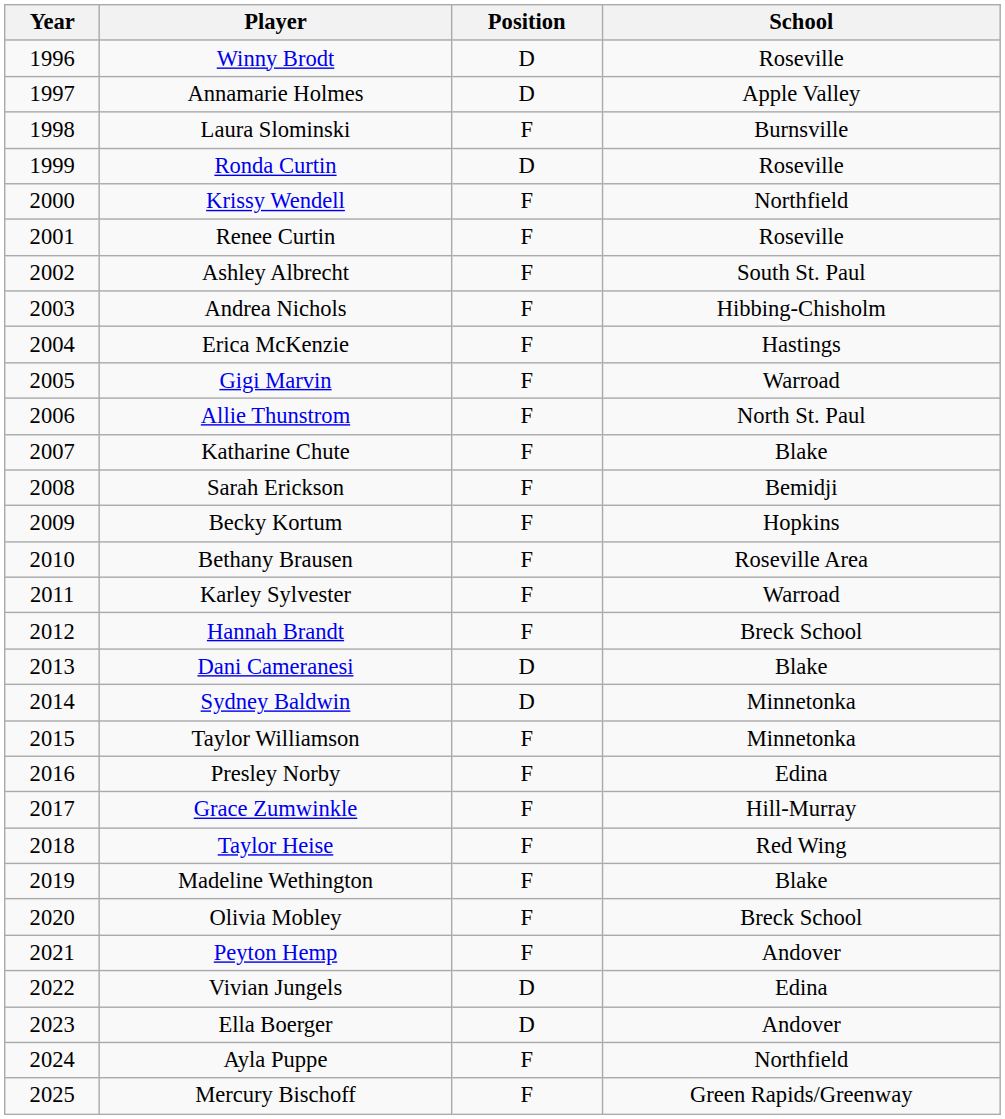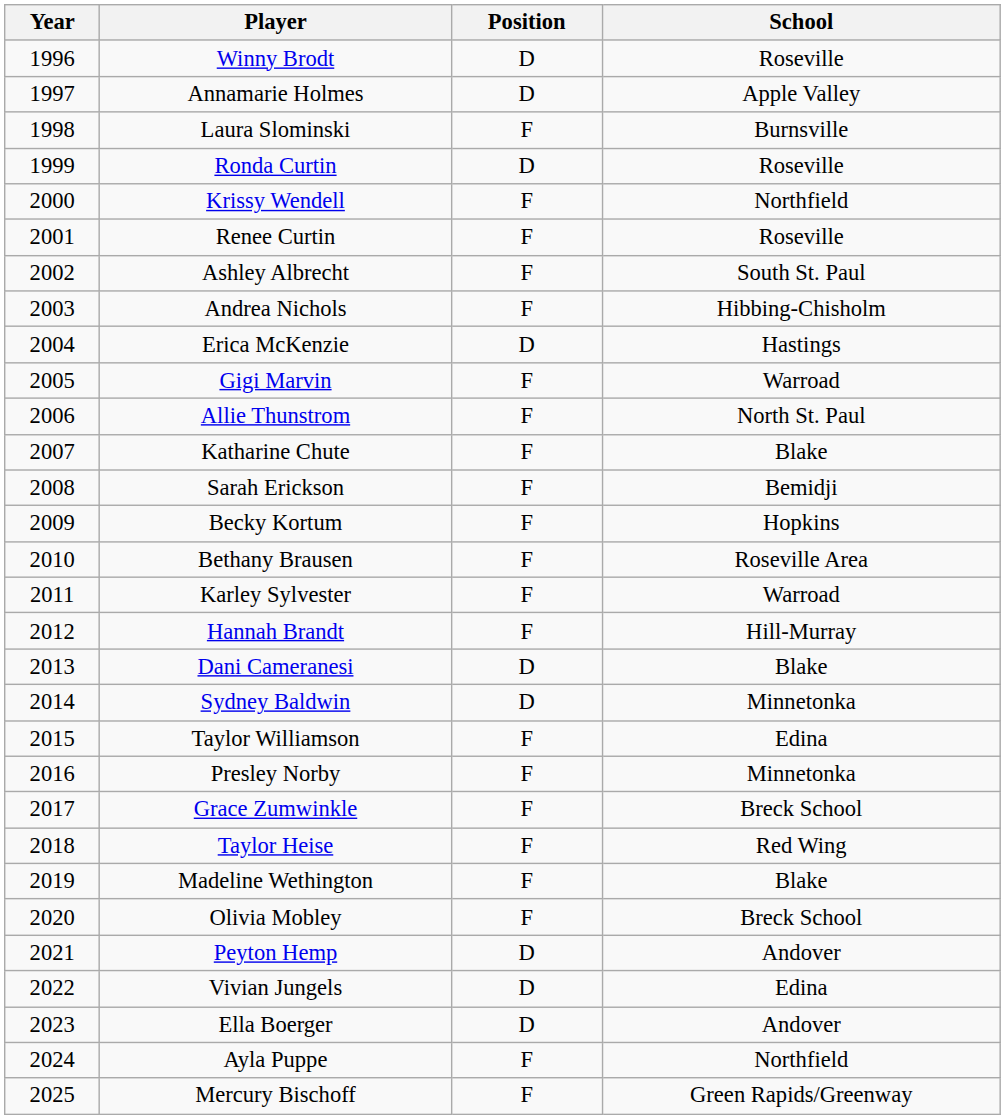(527, 344) F -> (527, 344) D
(801, 630) Breck School -> (801, 630) Hill-Murray
(801, 737) Minnetonka -> (801, 737) Edina
(801, 773) Edina -> (801, 773) Minnetonka
(801, 809) Hill-Murray -> (801, 809) Breck School
(527, 952) F -> (527, 952) D
